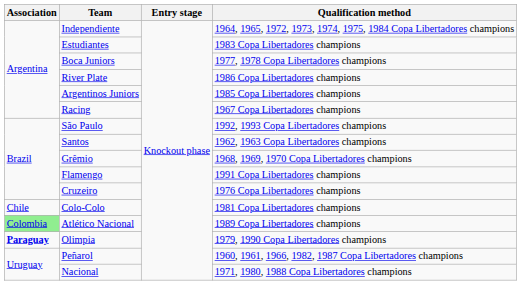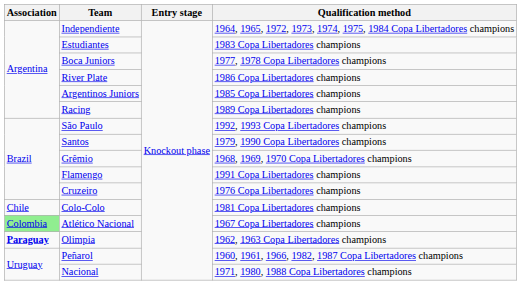(288, 110) 1967 Copa Libertadores champions -> (288, 110) 1989 Copa Libertadores champions
(300, 142) 1962, 1963 Copa Libertadores champions -> (300, 142) 1979, 1990 Copa Libertadores champions
(288, 223) 1989 Copa Libertadores champions -> (288, 223) 1967 Copa Libertadores champions
(300, 239) 1979, 1990 Copa Libertadores champions -> (300, 239) 1962, 1963 Copa Libertadores champions
